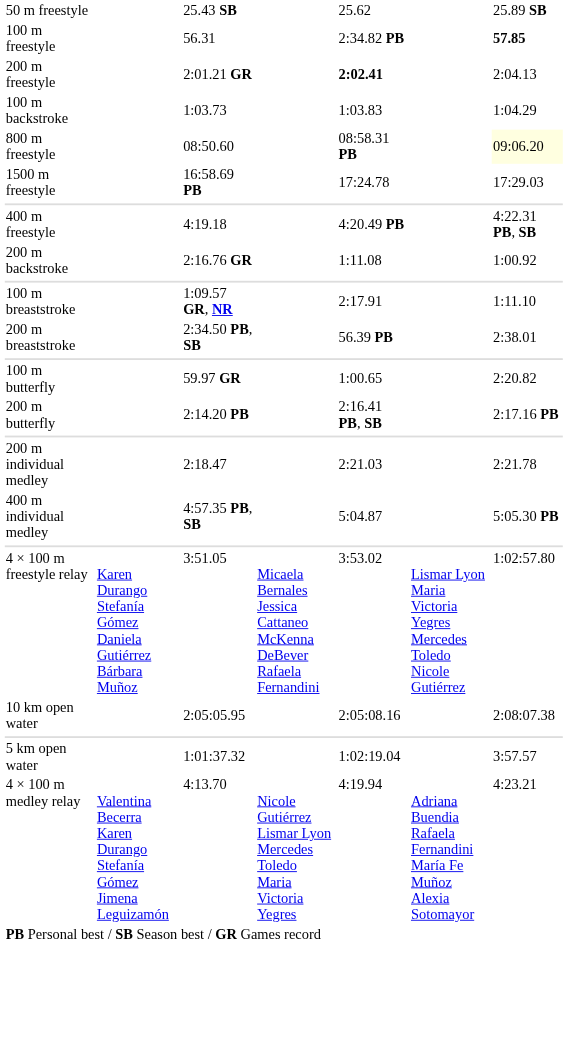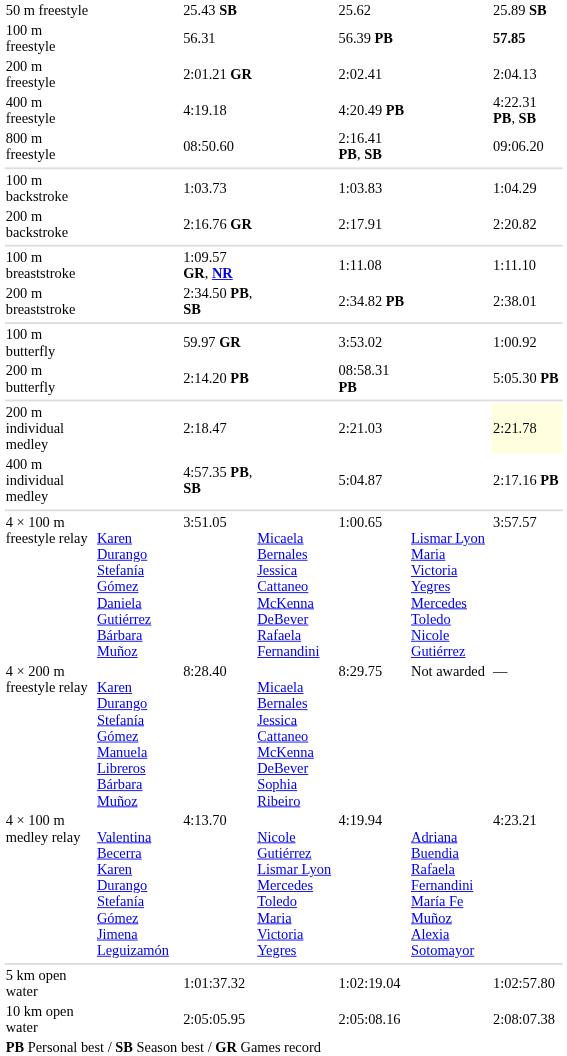(371, 38) 2:34.82 PB -> (366, 38) 56.39 PB
(361, 74) bold -> (360, 74) normal
rows swapped: (30, 224) <-> (37, 110)
(364, 146) 08:58.31 PB -> (360, 146) 2:16.41 PB, SB
(518, 146) lightyellow background -> (518, 146) no background
- row: (30, 182)
(360, 260) 1:11.08 -> (360, 224) 2:17.91
(515, 260) 1:00.92 -> (515, 224) 2:20.82
(360, 301) 2:17.91 -> (360, 265) 1:11.08
(366, 337) 56.39 PB -> (371, 301) 2:34.82 PB
(360, 378) 1:00.65 -> (360, 342) 3:53.02
(515, 378) 2:20.82 -> (515, 342) 1:00.92
(360, 414) 2:16.41 PB, SB -> (364, 378) 08:58.31 PB
(526, 414) 2:17.16 PB -> (526, 378) 5:05.30 PB
(515, 464) no background -> (515, 428) lightyellow background
(526, 516) 5:05.30 PB -> (526, 480) 2:17.16 PB
(360, 558) 3:53.02 -> (360, 522) 1:00.65
(524, 558) 1:02:57.80 -> (515, 522) 3:57.57
+ row: (47, 679)
rows swapped: (43, 792) <-> (40, 715)
(515, 756) 3:57.57 -> (524, 983) 1:02:57.80
